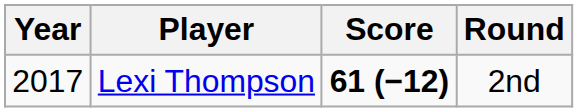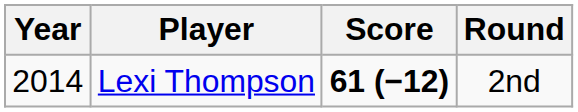(48, 80) 2017 -> (48, 80) 2014
